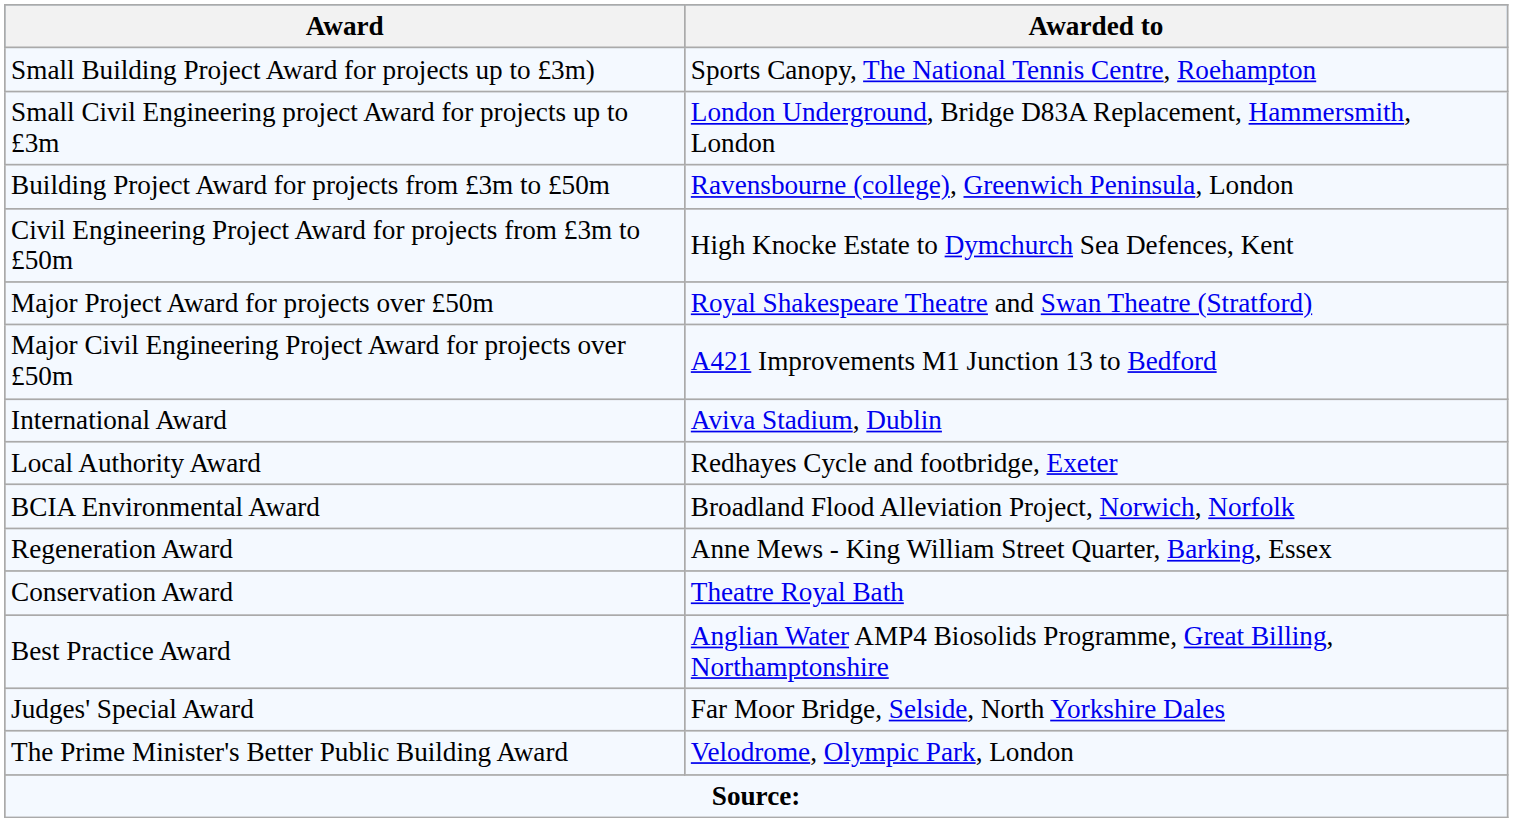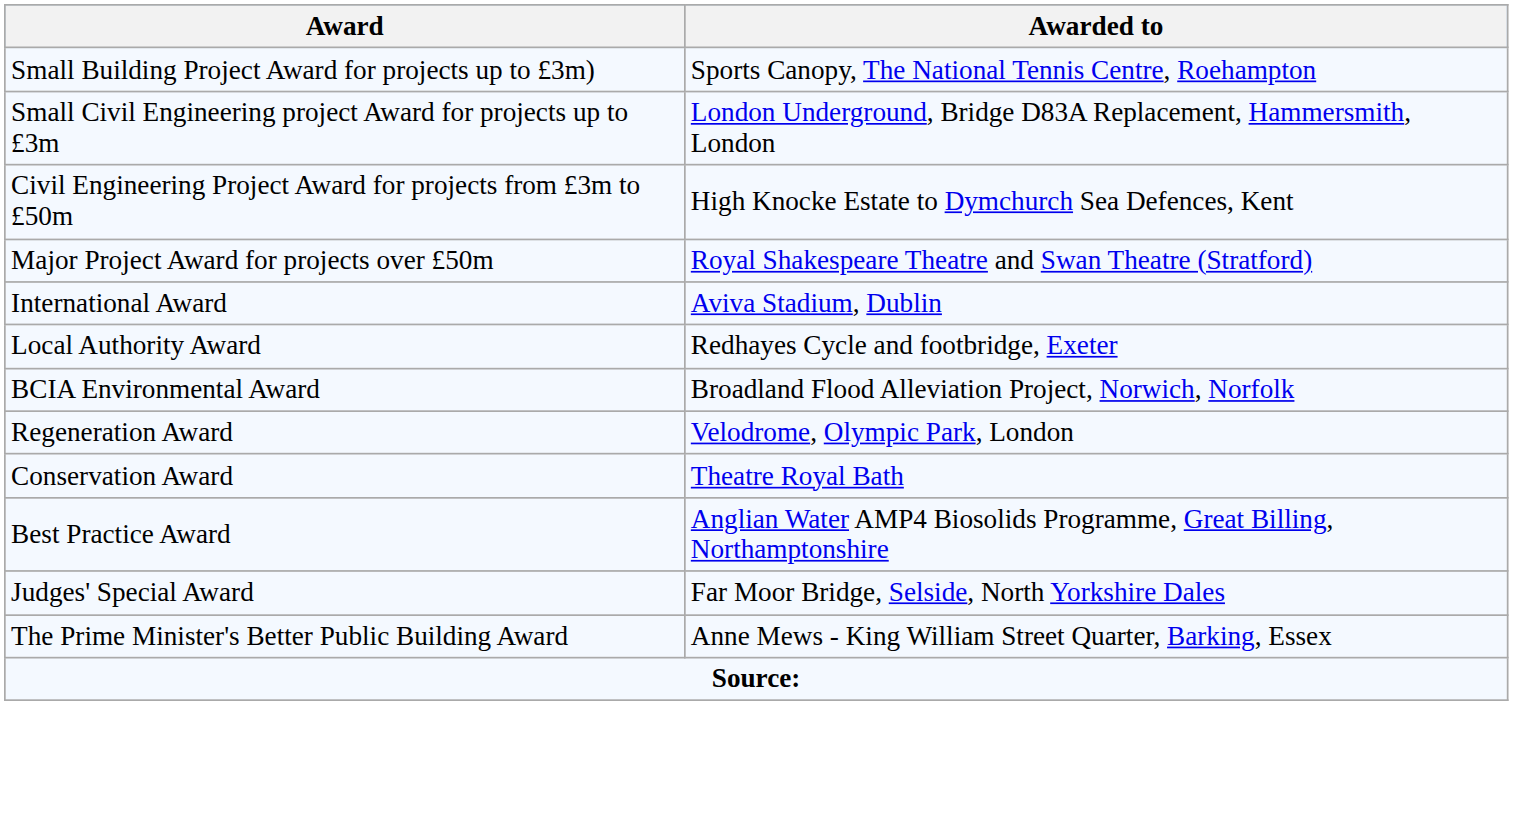- row: (311, 186)
- row: (318, 361)
(1011, 549) Anne Mews - King William Street Quarter, Barking, Essex -> (882, 432) Velodrome, Olympic Park, London
(882, 752) Velodrome, Olympic Park, London -> (1011, 635) Anne Mews - King William Street Quarter, Barking, Essex
